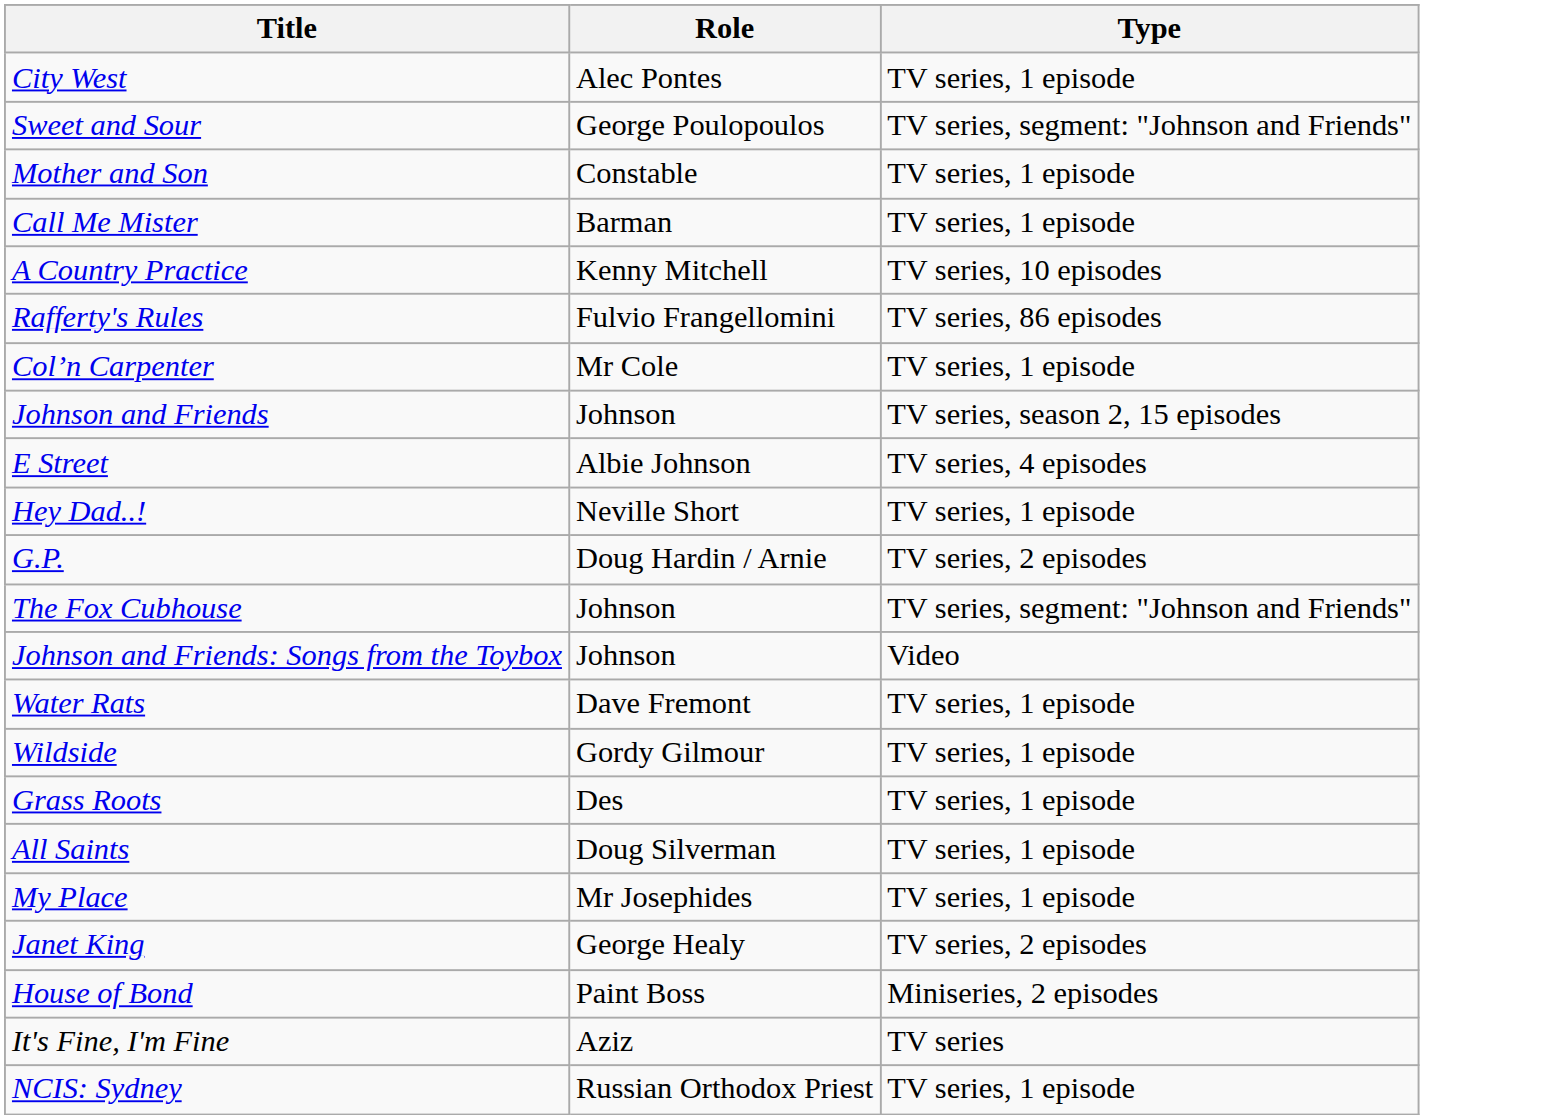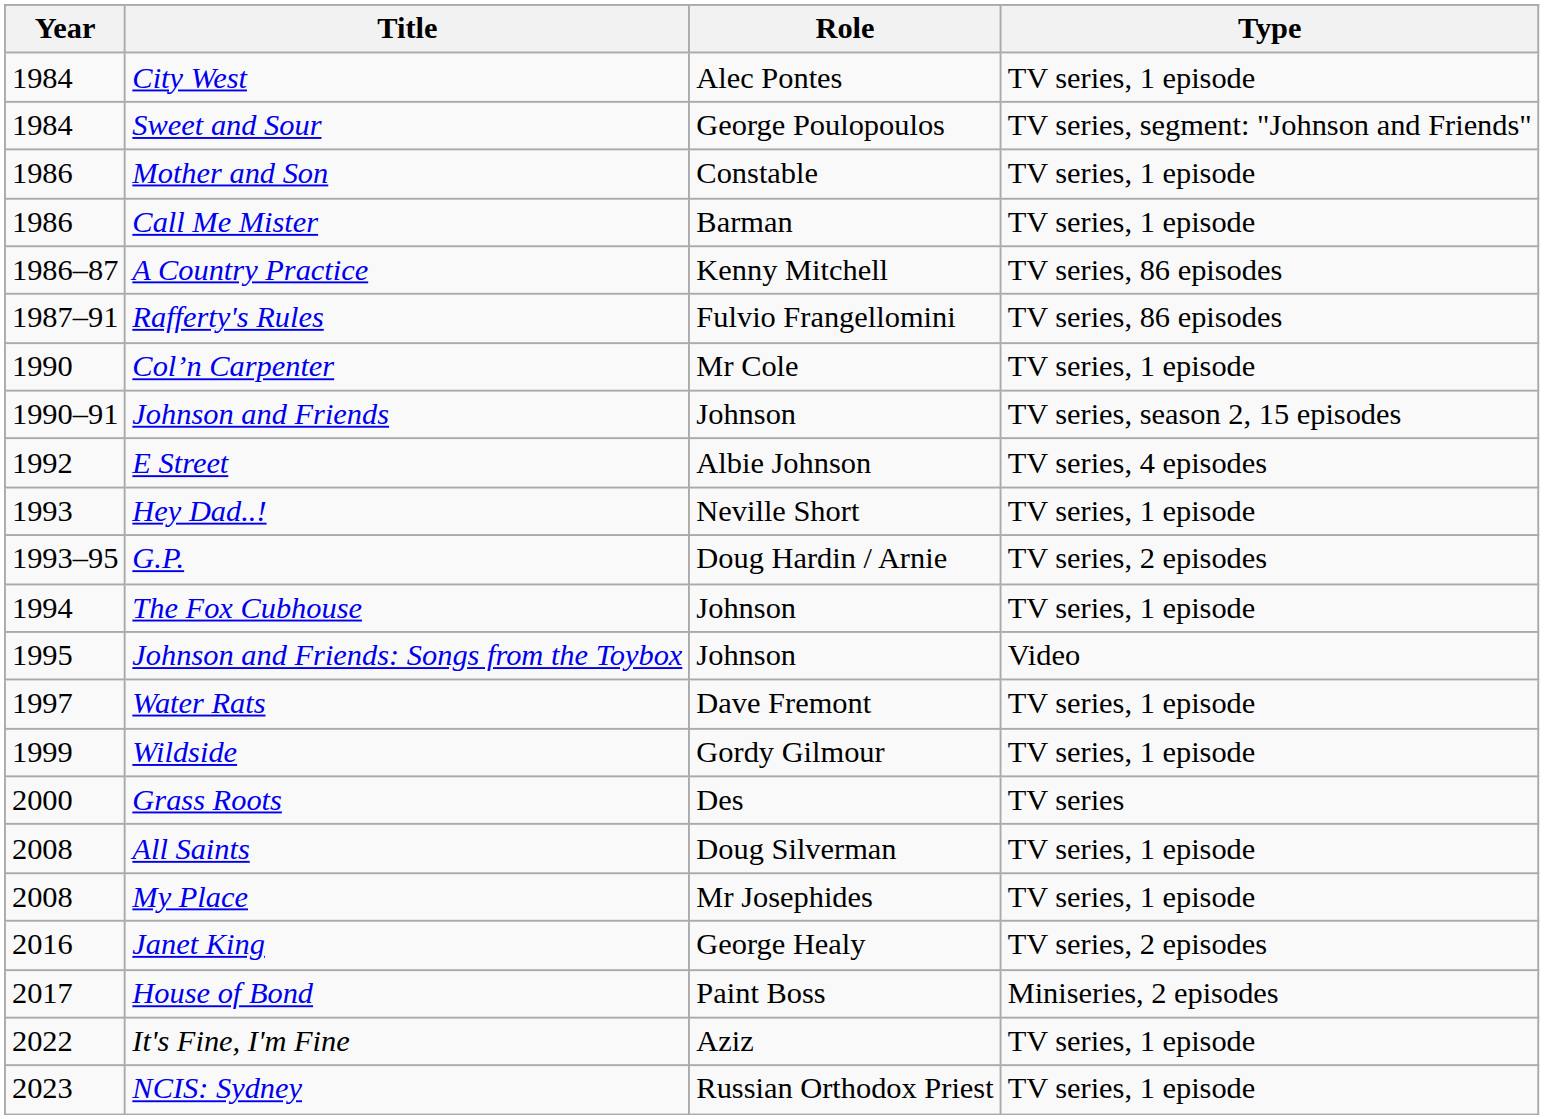+ column: (65, 28)
(1025, 269) TV series, 10 episodes -> (1145, 269) TV series, 86 episodes
(1149, 607) TV series, segment: "Johnson and Friends" -> (1131, 607) TV series, 1 episode
(1011, 800) TV series, 1 episode -> (1066, 800) TV series
(946, 1041) TV series -> (1131, 1041) TV series, 1 episode
